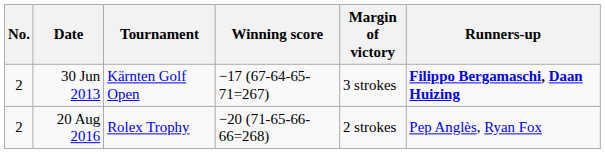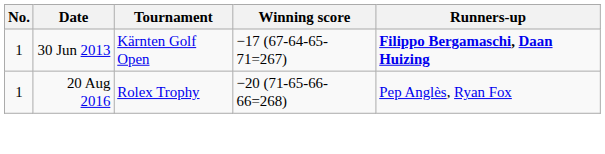- column: (373, 34)
(19, 85) 2 -> (19, 50) 1
(19, 127) 2 -> (19, 92) 1
